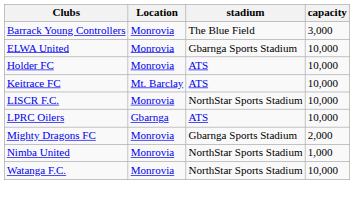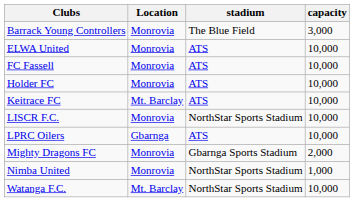(243, 48) Gbarnga Sports Stadium -> (198, 48) ATS
+ row: (30, 65)
(152, 170) Monrovia -> (157, 188) Mt. Barclay
